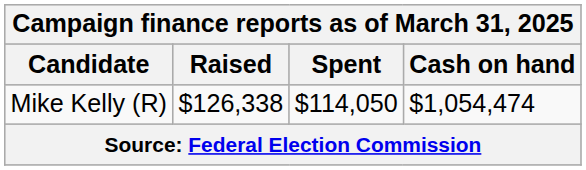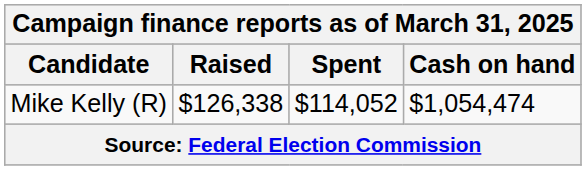(346, 104) $114,050 -> (346, 104) $114,052
